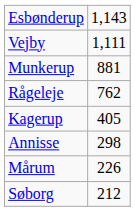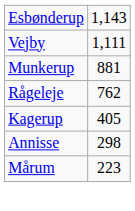(109, 168) 226 -> (109, 168) 223
- row: (31, 193)
